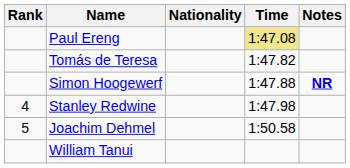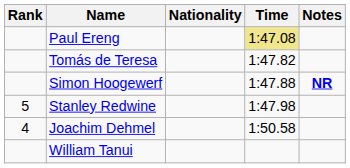(25, 106) 4 -> (25, 106) 5
(25, 128) 5 -> (25, 128) 4
